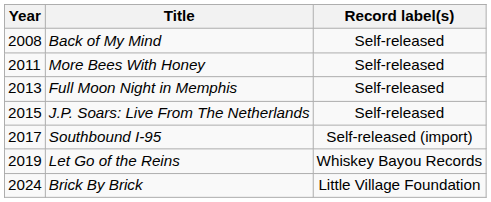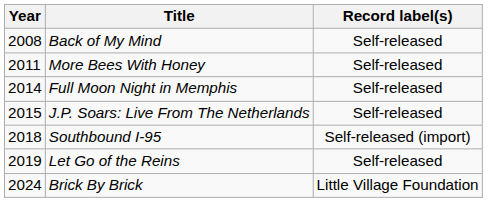(25, 88) 2013 -> (25, 88) 2014
(25, 137) 2017 -> (25, 137) 2018
(399, 161) Whiskey Bayou Records -> (398, 161) Self-released
